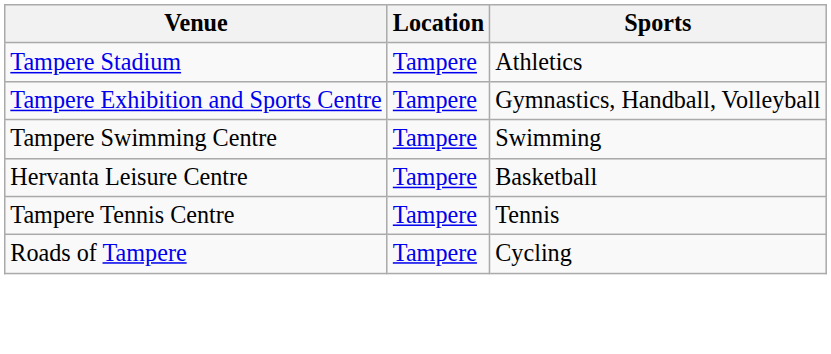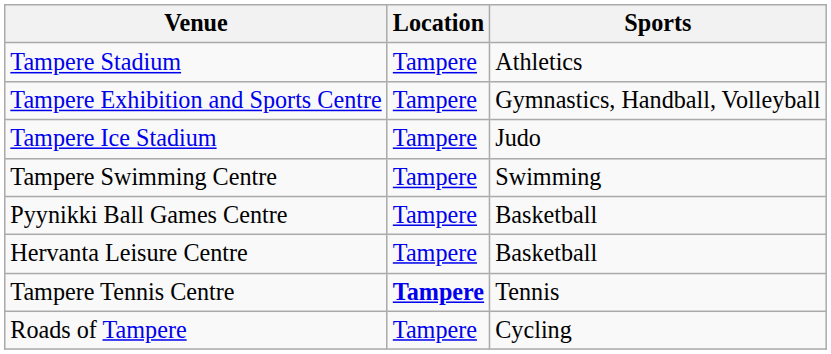+ row: (113, 138)
+ row: (149, 215)
(435, 215) normal -> (438, 291) bold
